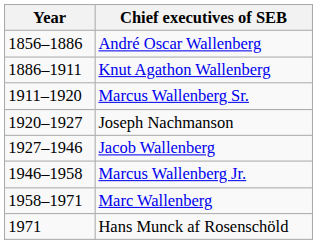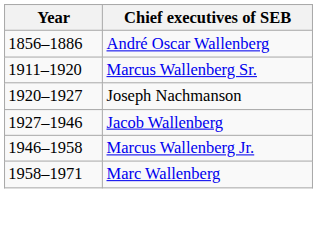- row: (184, 69)
- row: (193, 226)
